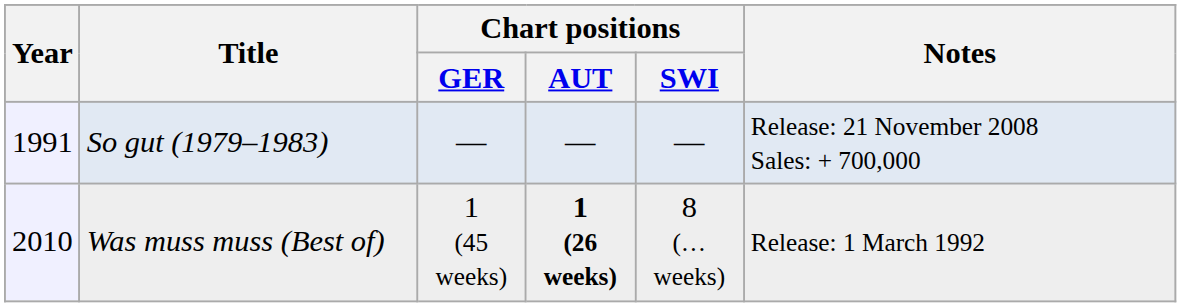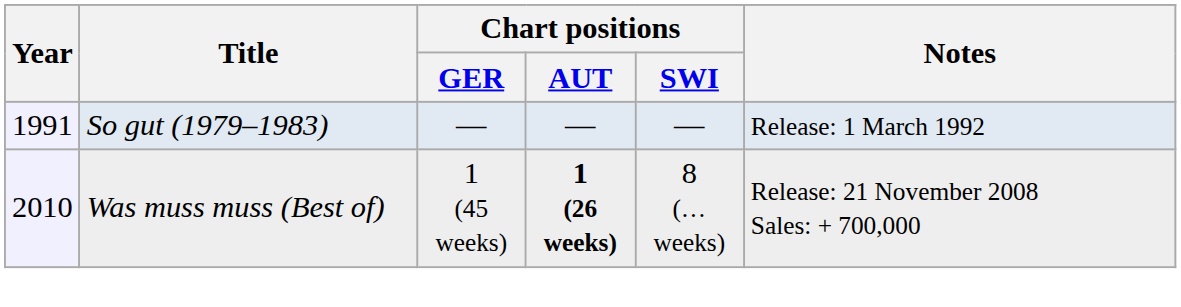(895, 144) Release: 21 November 2008 Sales: + 700,000 -> (868, 126) Release: 1 March 1992
(868, 243) Release: 1 March 1992 -> (895, 209) Release: 21 November 2008 Sales: + 700,000
